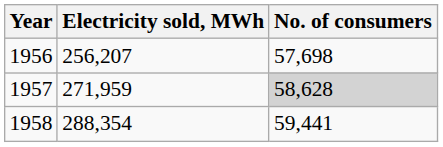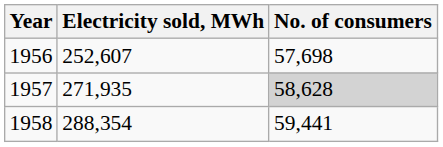(97, 55) 256,207 -> (97, 55) 252,607
(97, 89) 271,959 -> (97, 89) 271,935
